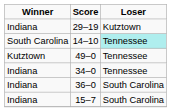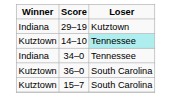(38, 41) South Carolina -> (38, 41) Kutztown
- row: (86, 56)
(22, 85) Indiana -> (38, 70) Kutztown
(22, 100) Indiana -> (38, 85) Kutztown
